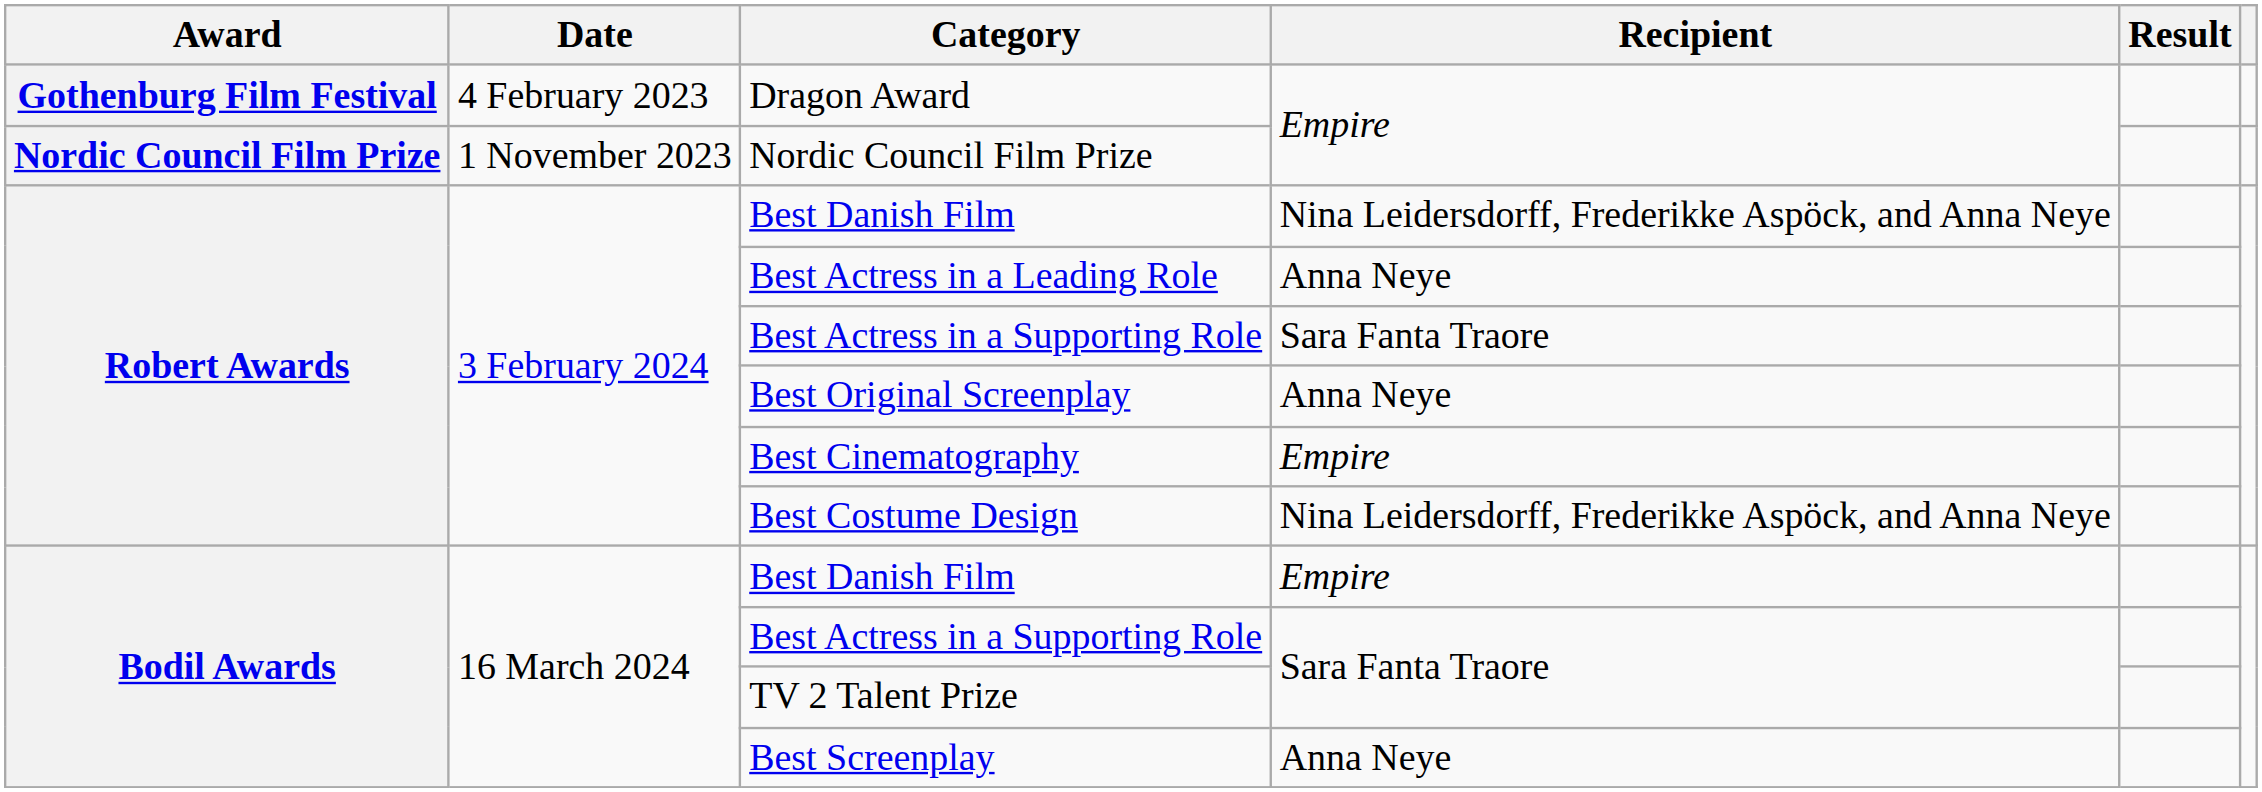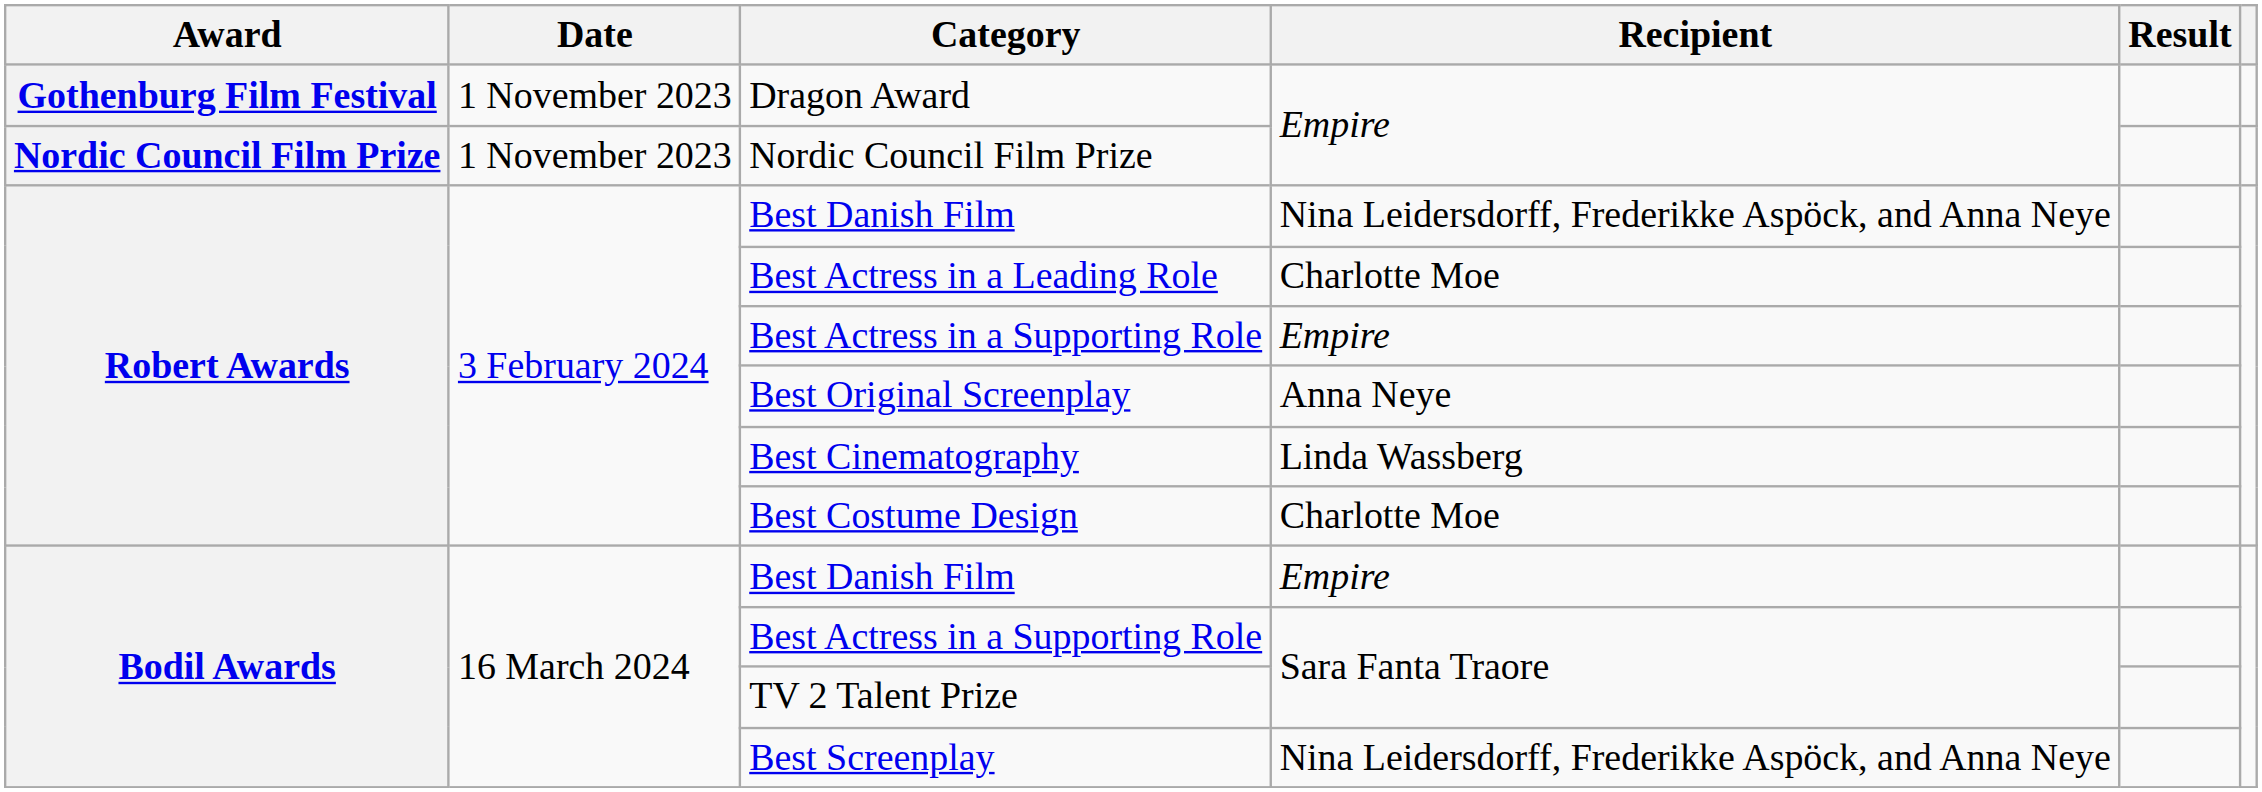(583, 94) 4 February 2023 -> (595, 94) 1 November 2023
(1365, 275) Anna Neye -> (1390, 275) Charlotte Moe
(1414, 335) Sara Fanta Traore -> (1335, 335) Empire
(1335, 455) Empire -> (1401, 455) Linda Wassberg
(1695, 515) Nina Leidersdorff, Frederikke Aspöck, and Anna Neye -> (1390, 515) Charlotte Moe
(1365, 756) Anna Neye -> (1695, 756) Nina Leidersdorff, Frederikke Aspöck, and Anna Neye
